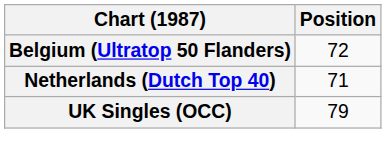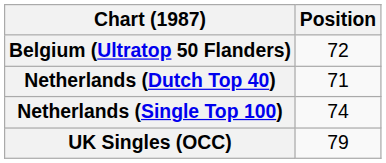+ row: (150, 111)
